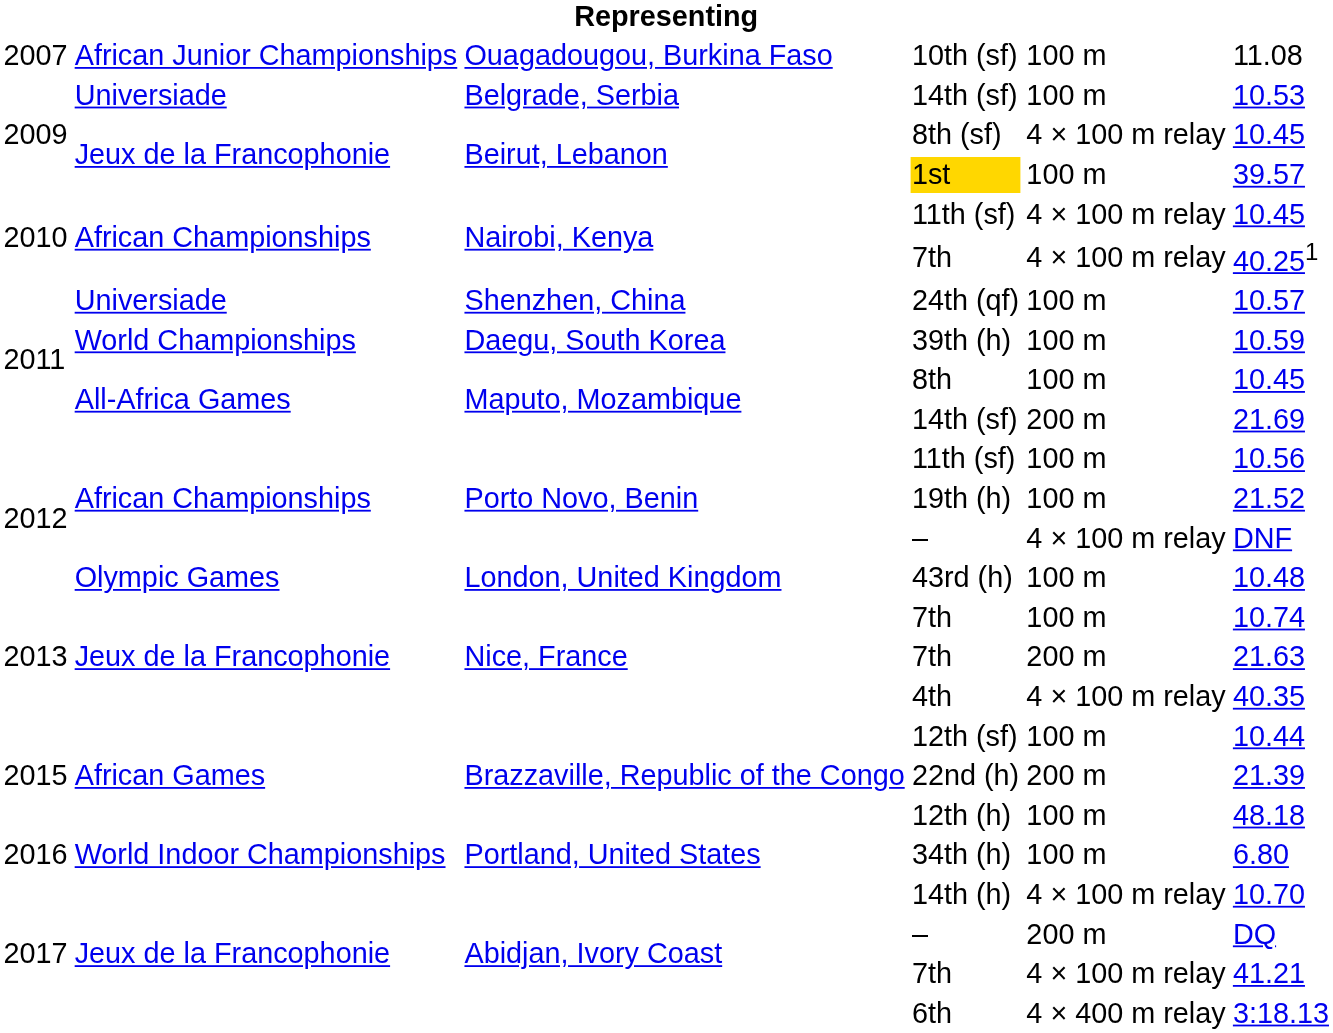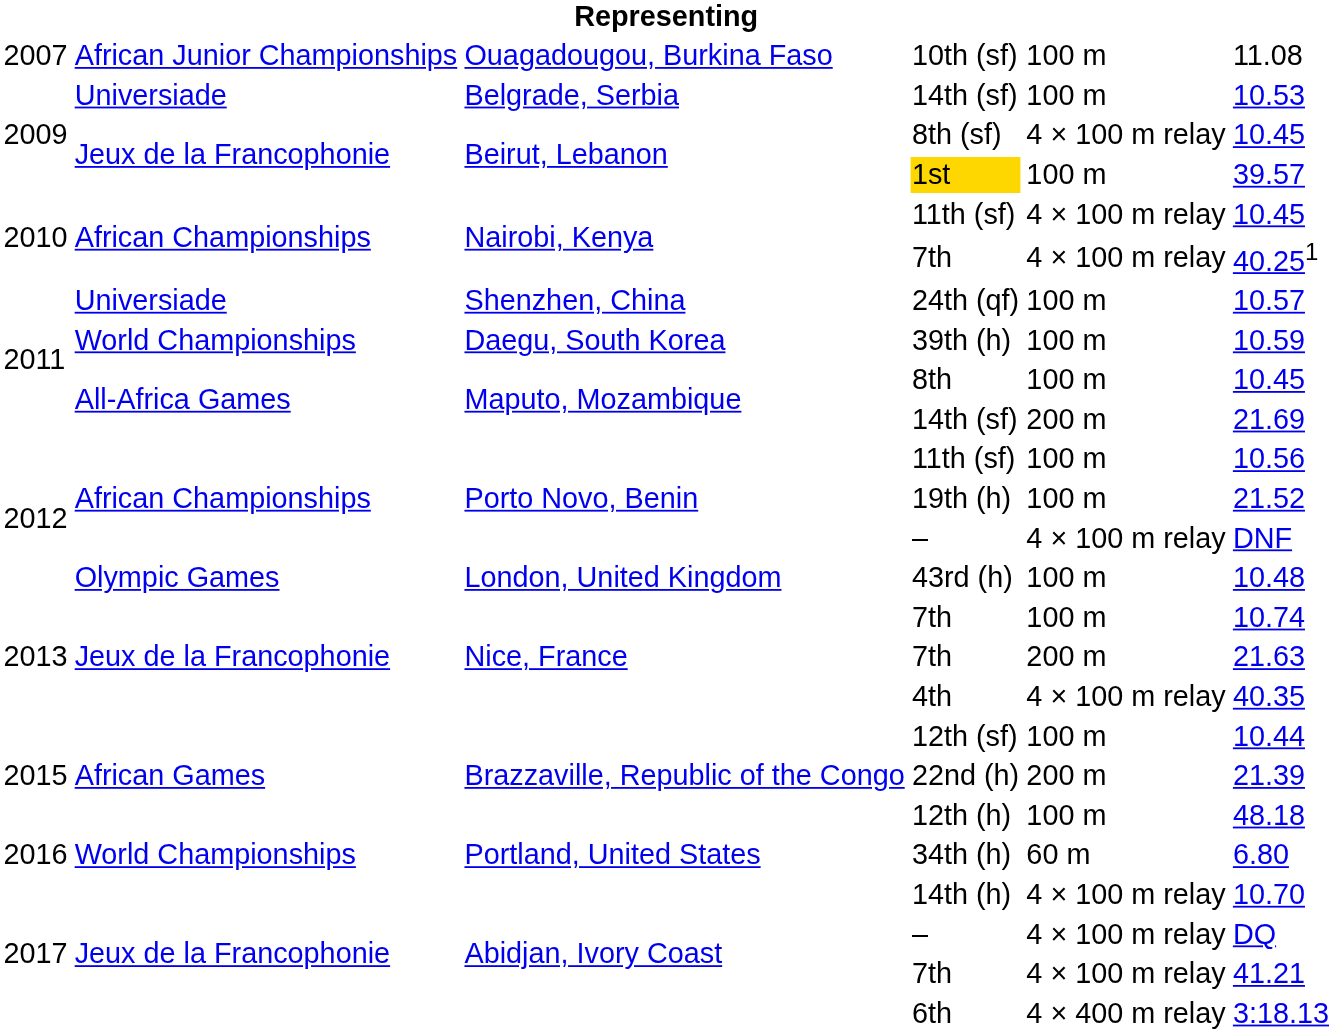(260, 855) World Indoor Championships -> (215, 855) World Championships
(1066, 855) 100 m -> (1058, 855) 60 m
(1066, 934) 200 m -> (1126, 934) 4 × 100 m relay
